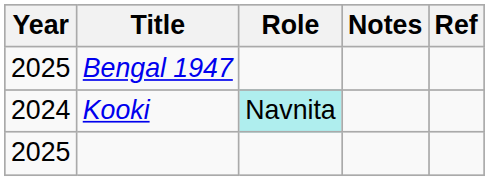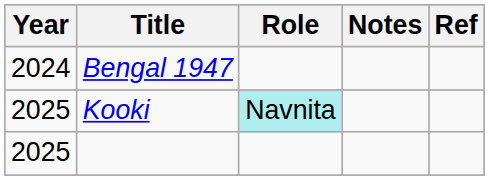(41, 68) 2025 -> (41, 68) 2024
(41, 110) 2024 -> (41, 110) 2025
